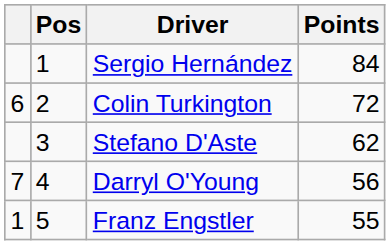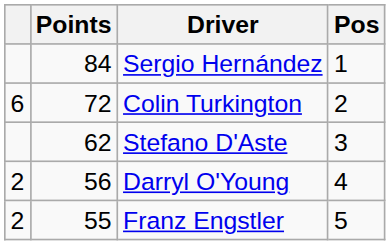columns swapped: (59, 25) <-> (342, 25)
(17, 182) 7 -> (17, 182) 2
(17, 221) 1 -> (17, 221) 2
